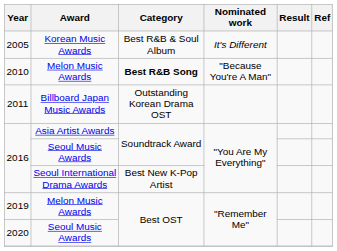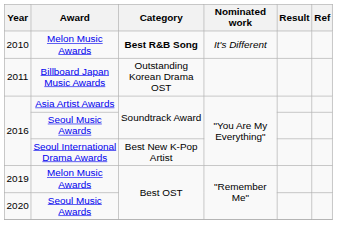- row: (18, 44)
(240, 71) "Because You're A Man" -> (240, 44) It's Different
